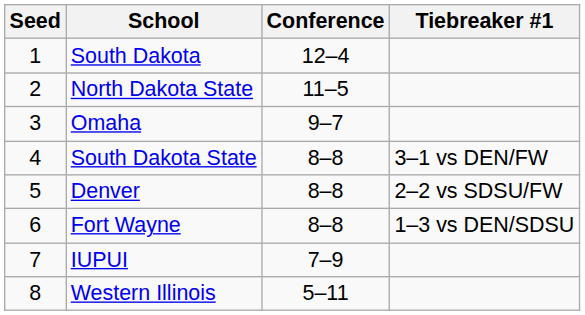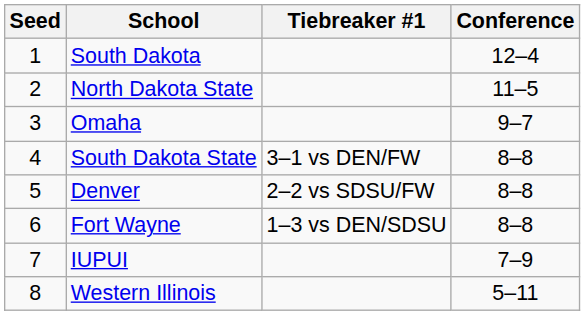columns swapped: (326, 21) <-> (484, 21)
